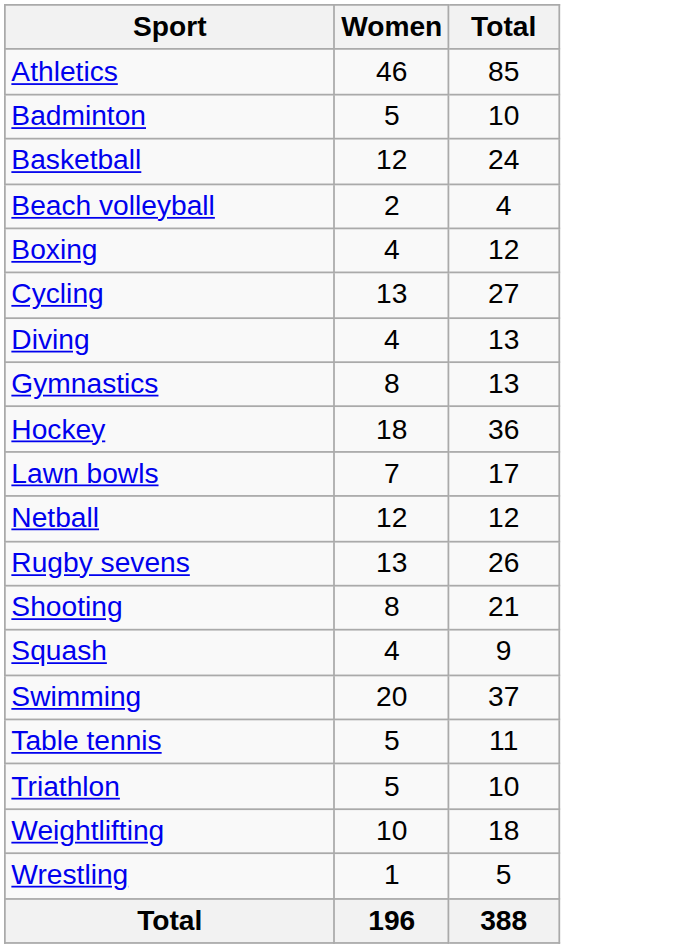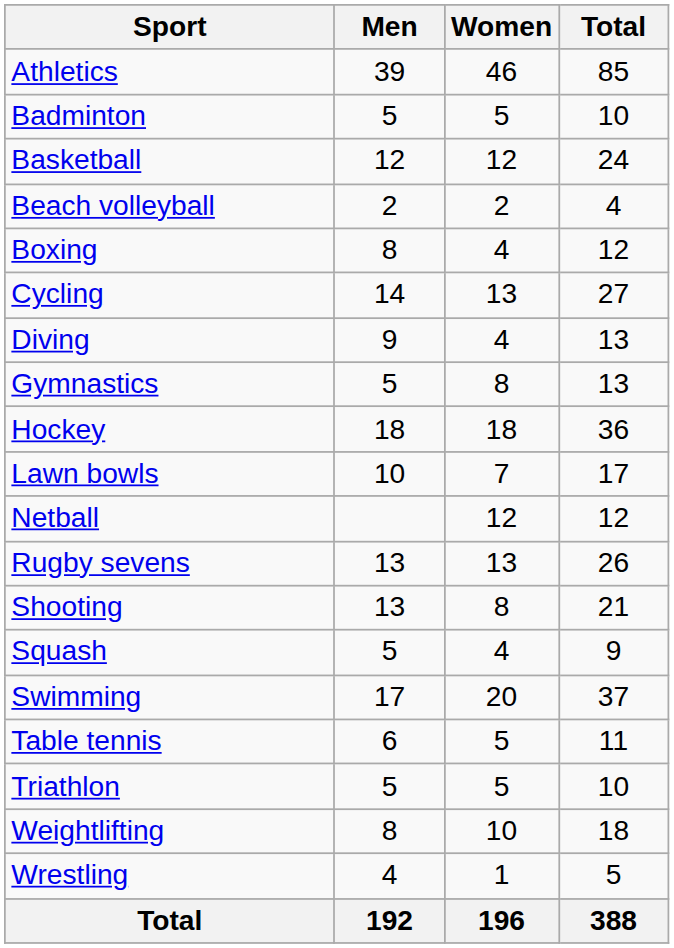+ column: (390, 26)
